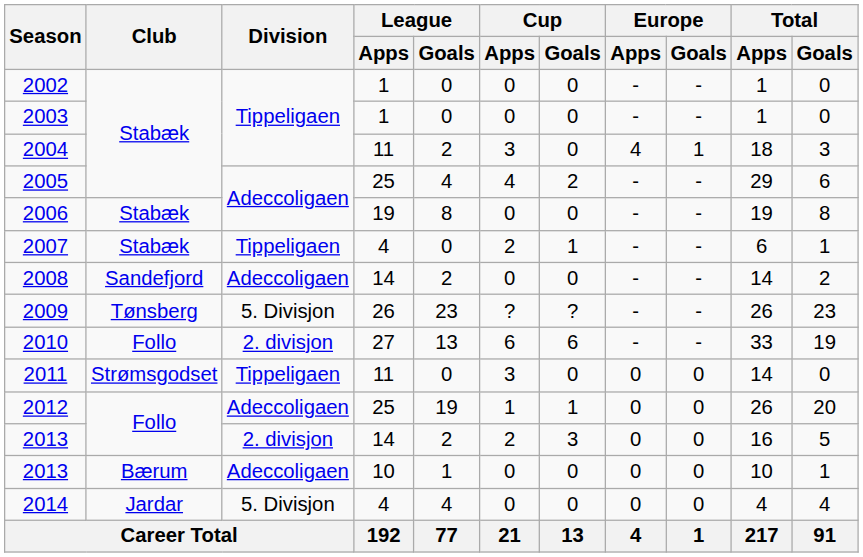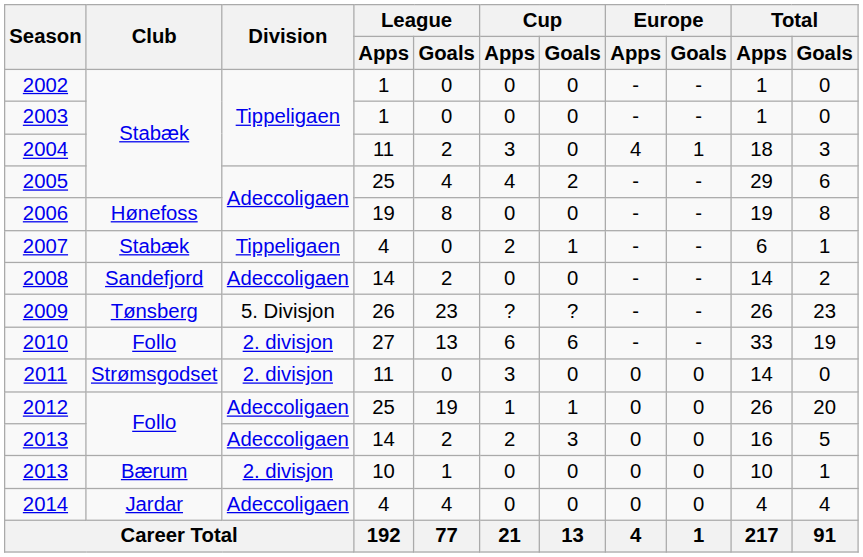(154, 213) Stabæk -> (154, 213) Hønefoss
(288, 375) Tippeligaen -> (288, 375) 2. divisjon
(288, 439) 2. divisjon -> (288, 439) Adeccoligaen
(288, 471) Adeccoligaen -> (288, 471) 2. divisjon
(288, 504) 5. Divisjon -> (288, 504) Adeccoligaen
